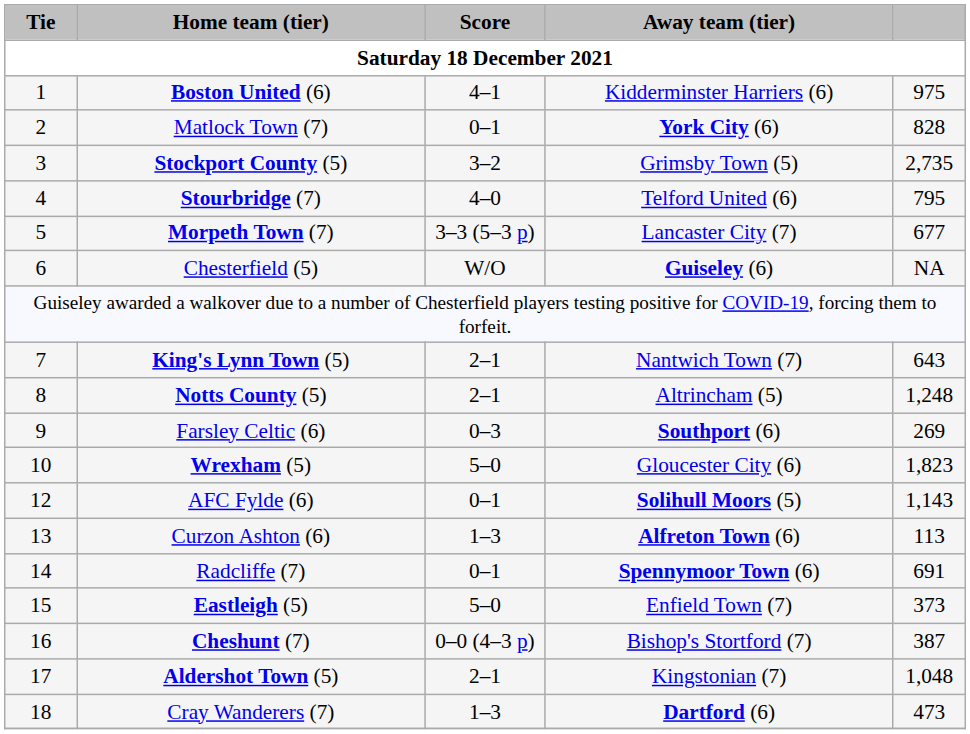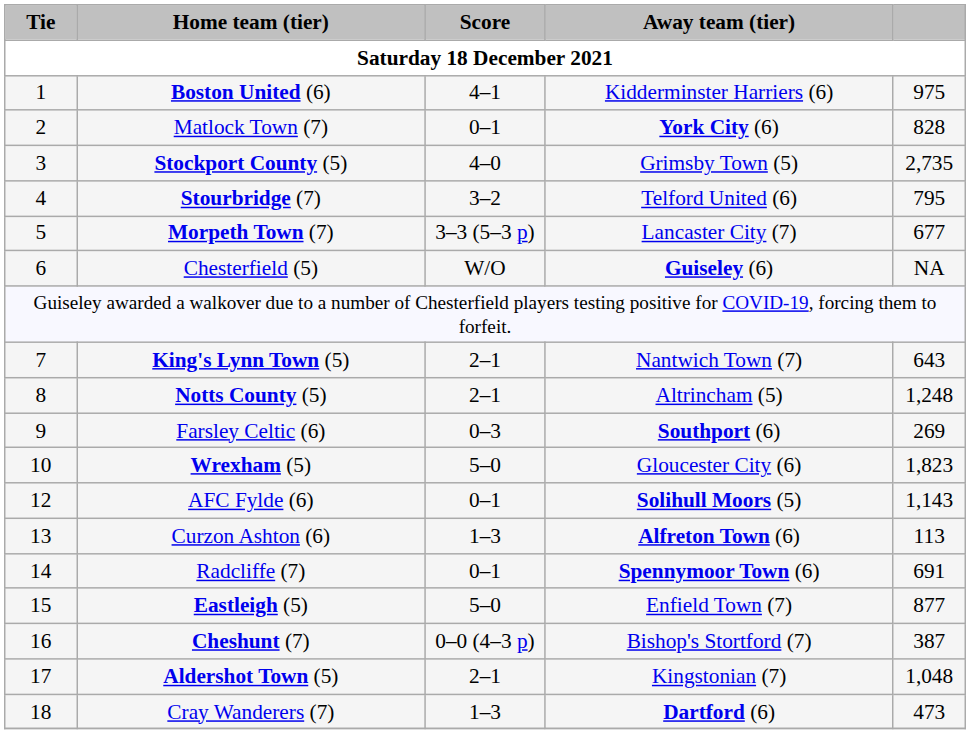(485, 163) 3–2 -> (485, 163) 4–0
(485, 198) 4–0 -> (485, 198) 3–2
(929, 606) 373 -> (929, 606) 877
